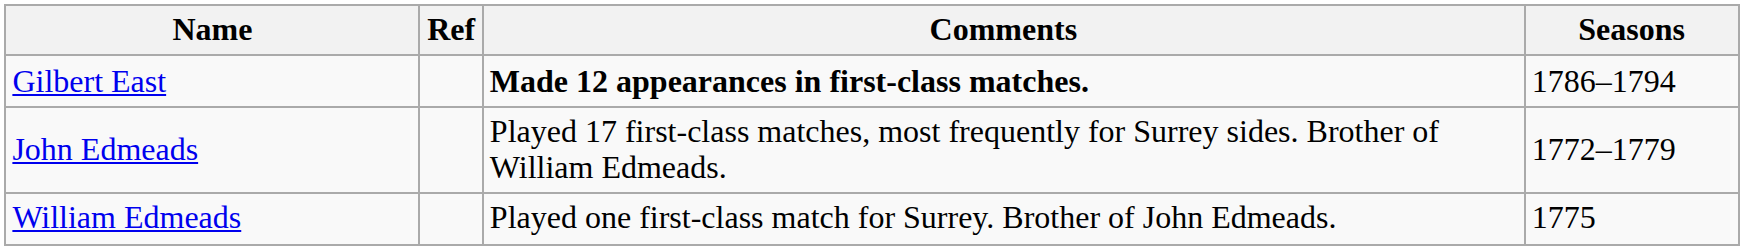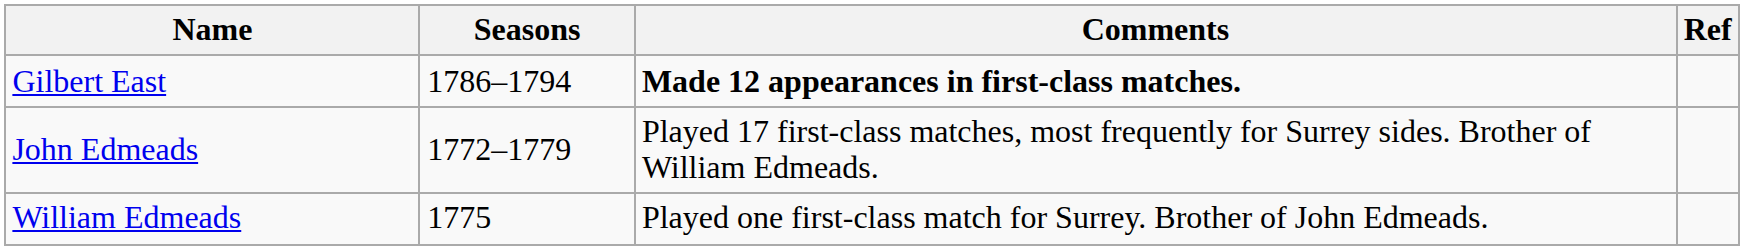columns swapped: (1632, 29) <-> (451, 29)
